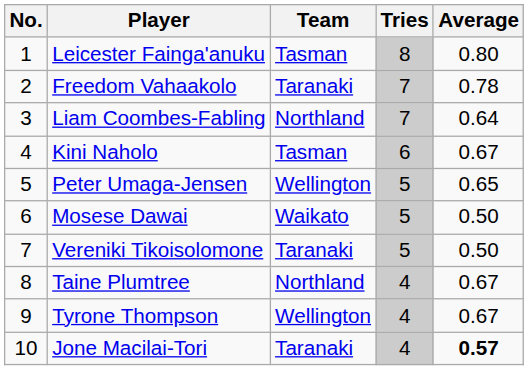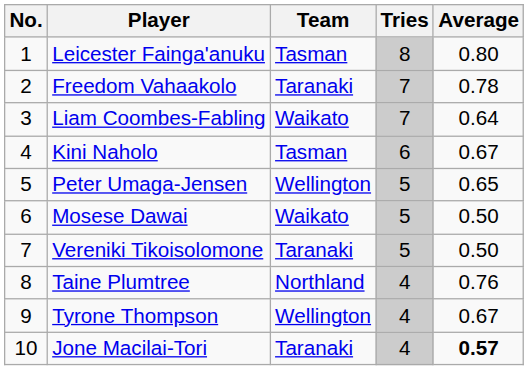(320, 119) Northland -> (312, 119) Waikato
(479, 282) 0.67 -> (479, 282) 0.76
